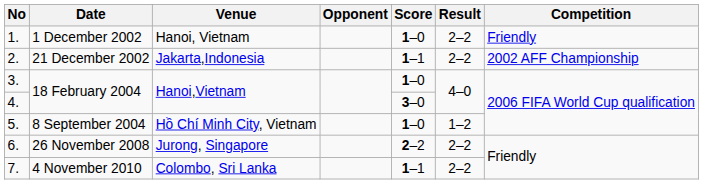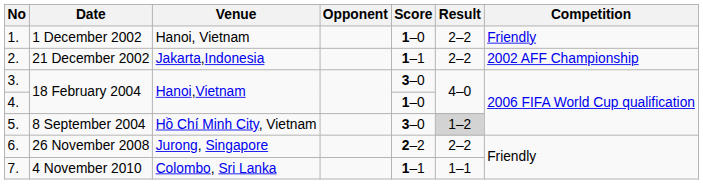(413, 80) 1–0 -> (413, 80) 3–0
(413, 102) 3–0 -> (413, 102) 1–0
(413, 124) 1–0 -> (413, 124) 3–0
(460, 124) no background -> (460, 124) lightgrey background
(460, 168) 2–2 -> (460, 168) 1–1
